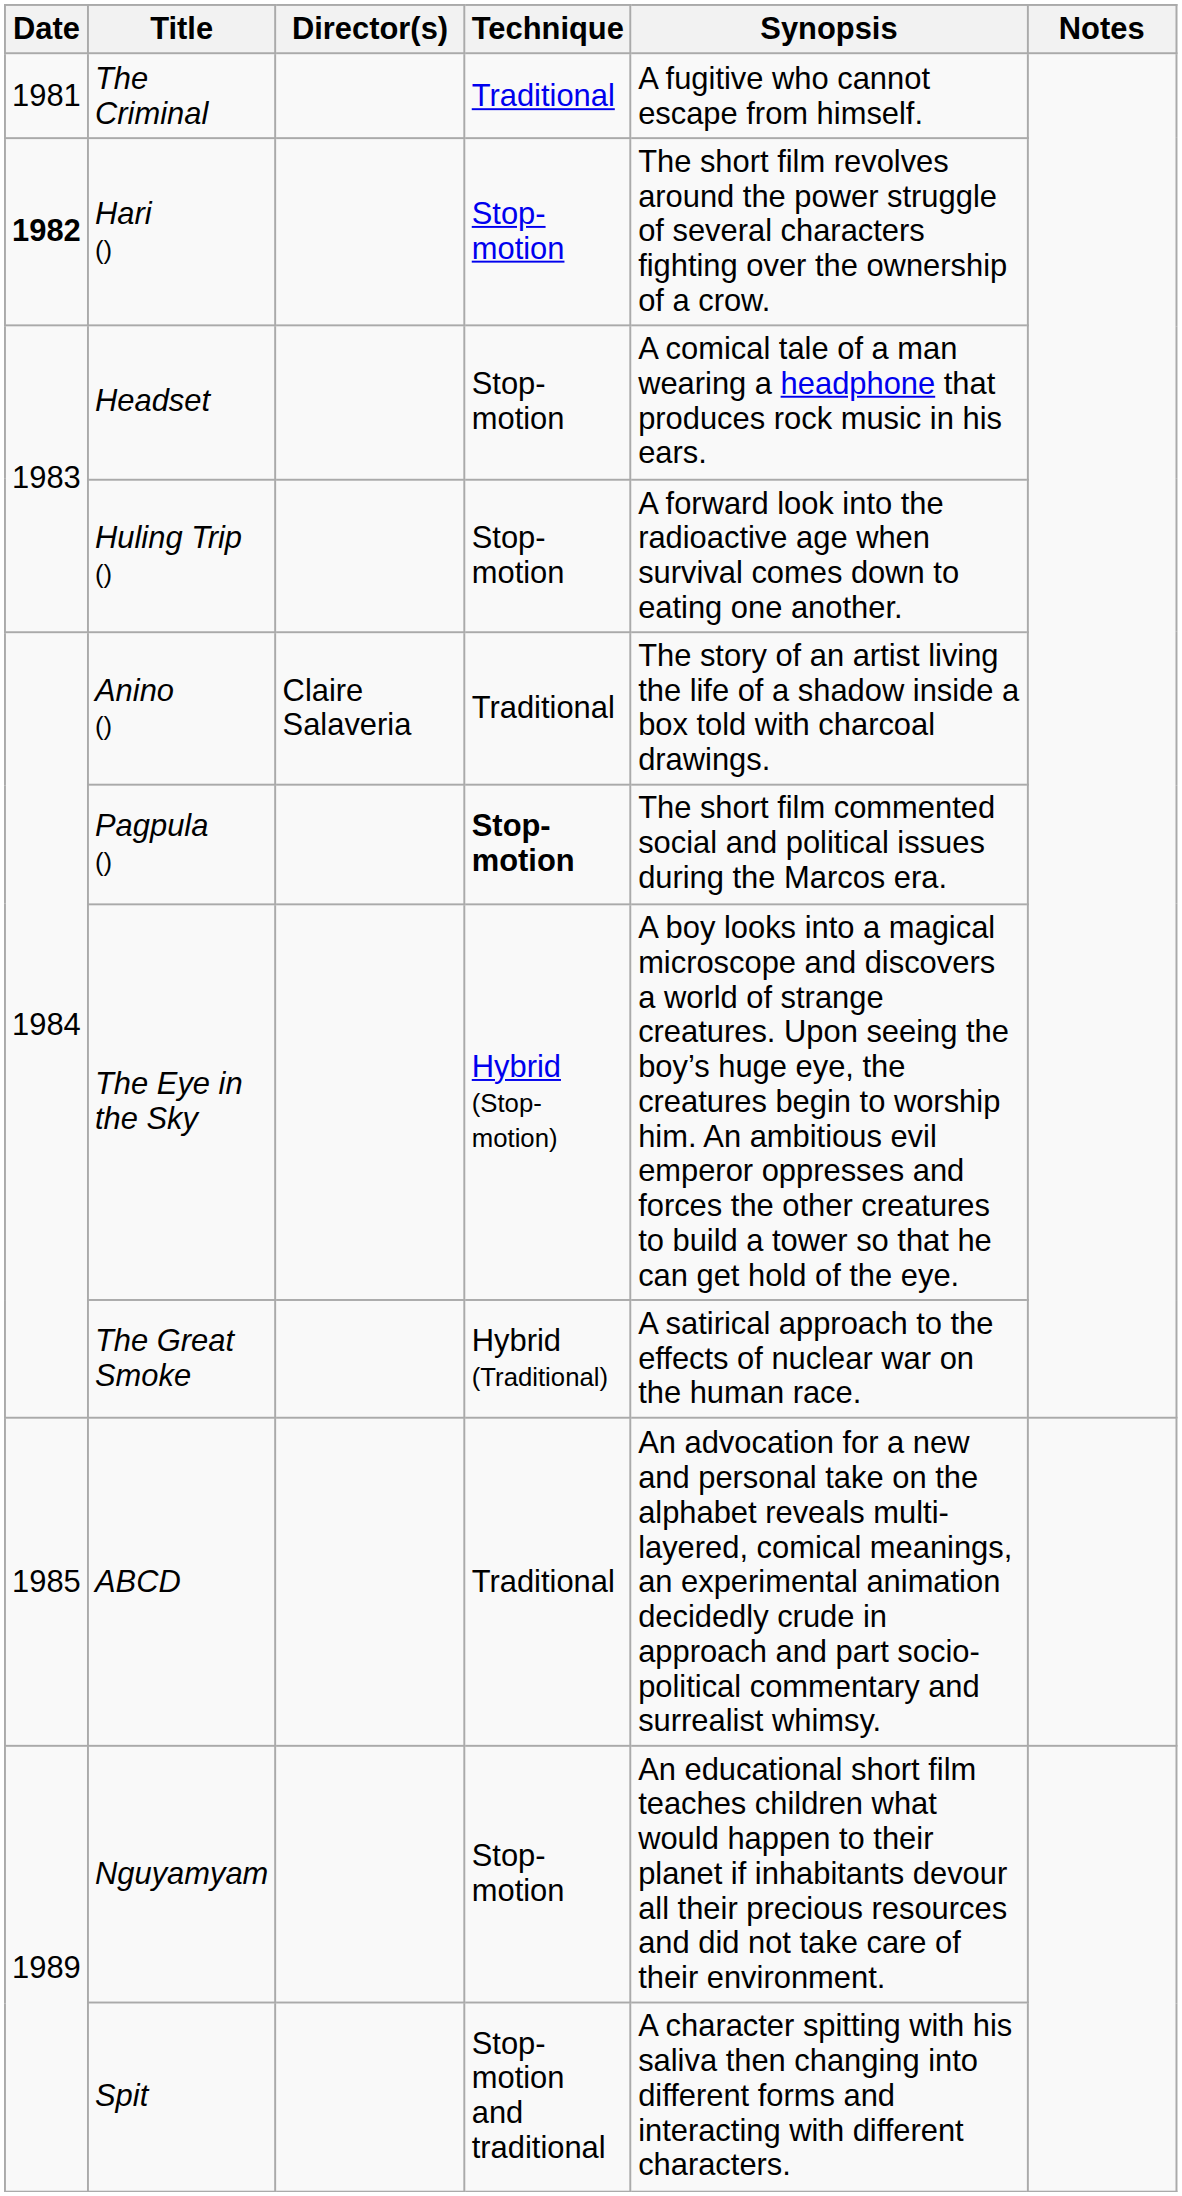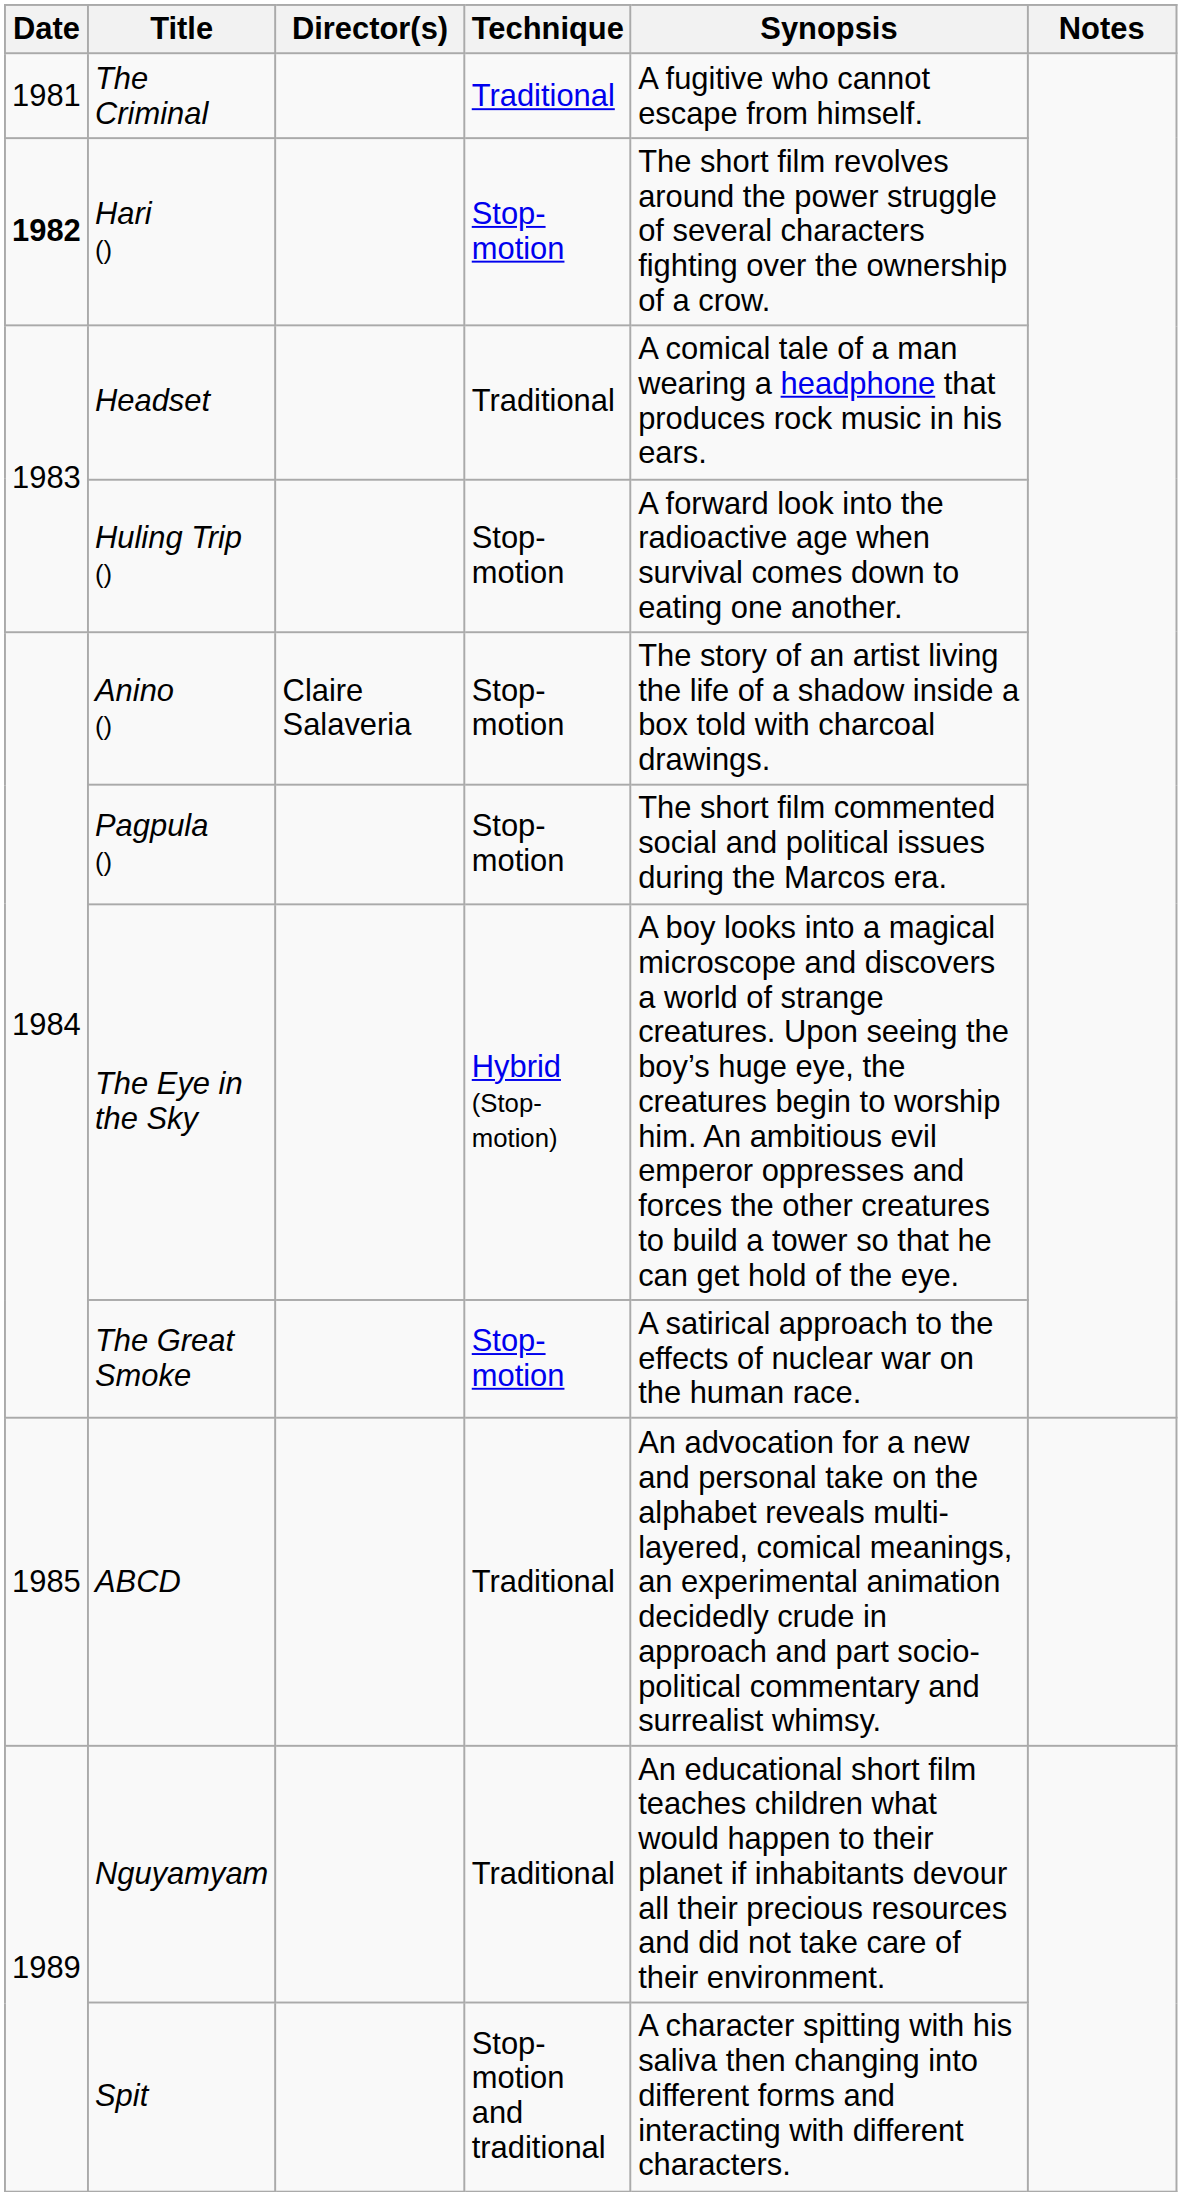(518, 401) Stop-motion -> (543, 401) Traditional
(543, 708) Traditional -> (518, 708) Stop-motion
(523, 843) bold -> (518, 843) normal
(540, 1358) Hybrid (Traditional) -> (518, 1358) Stop-motion
(518, 1873) Stop-motion -> (543, 1873) Traditional
